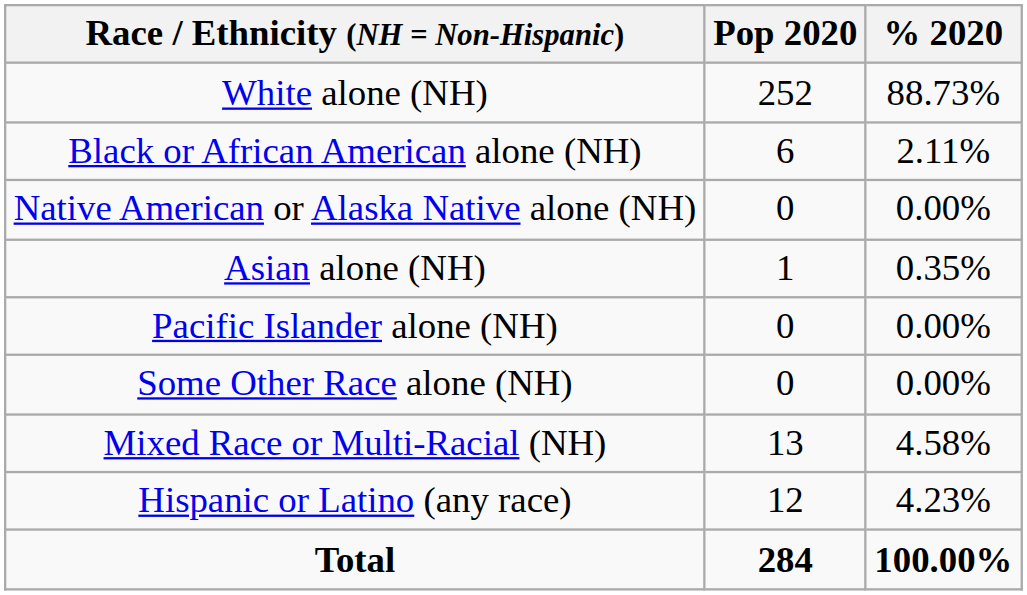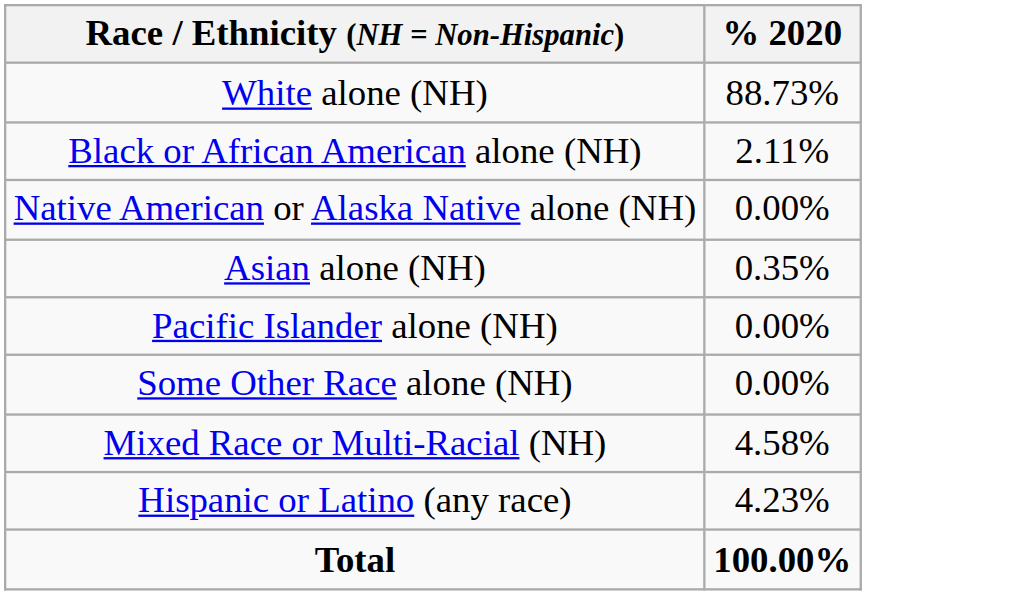- column: (785, 33)
